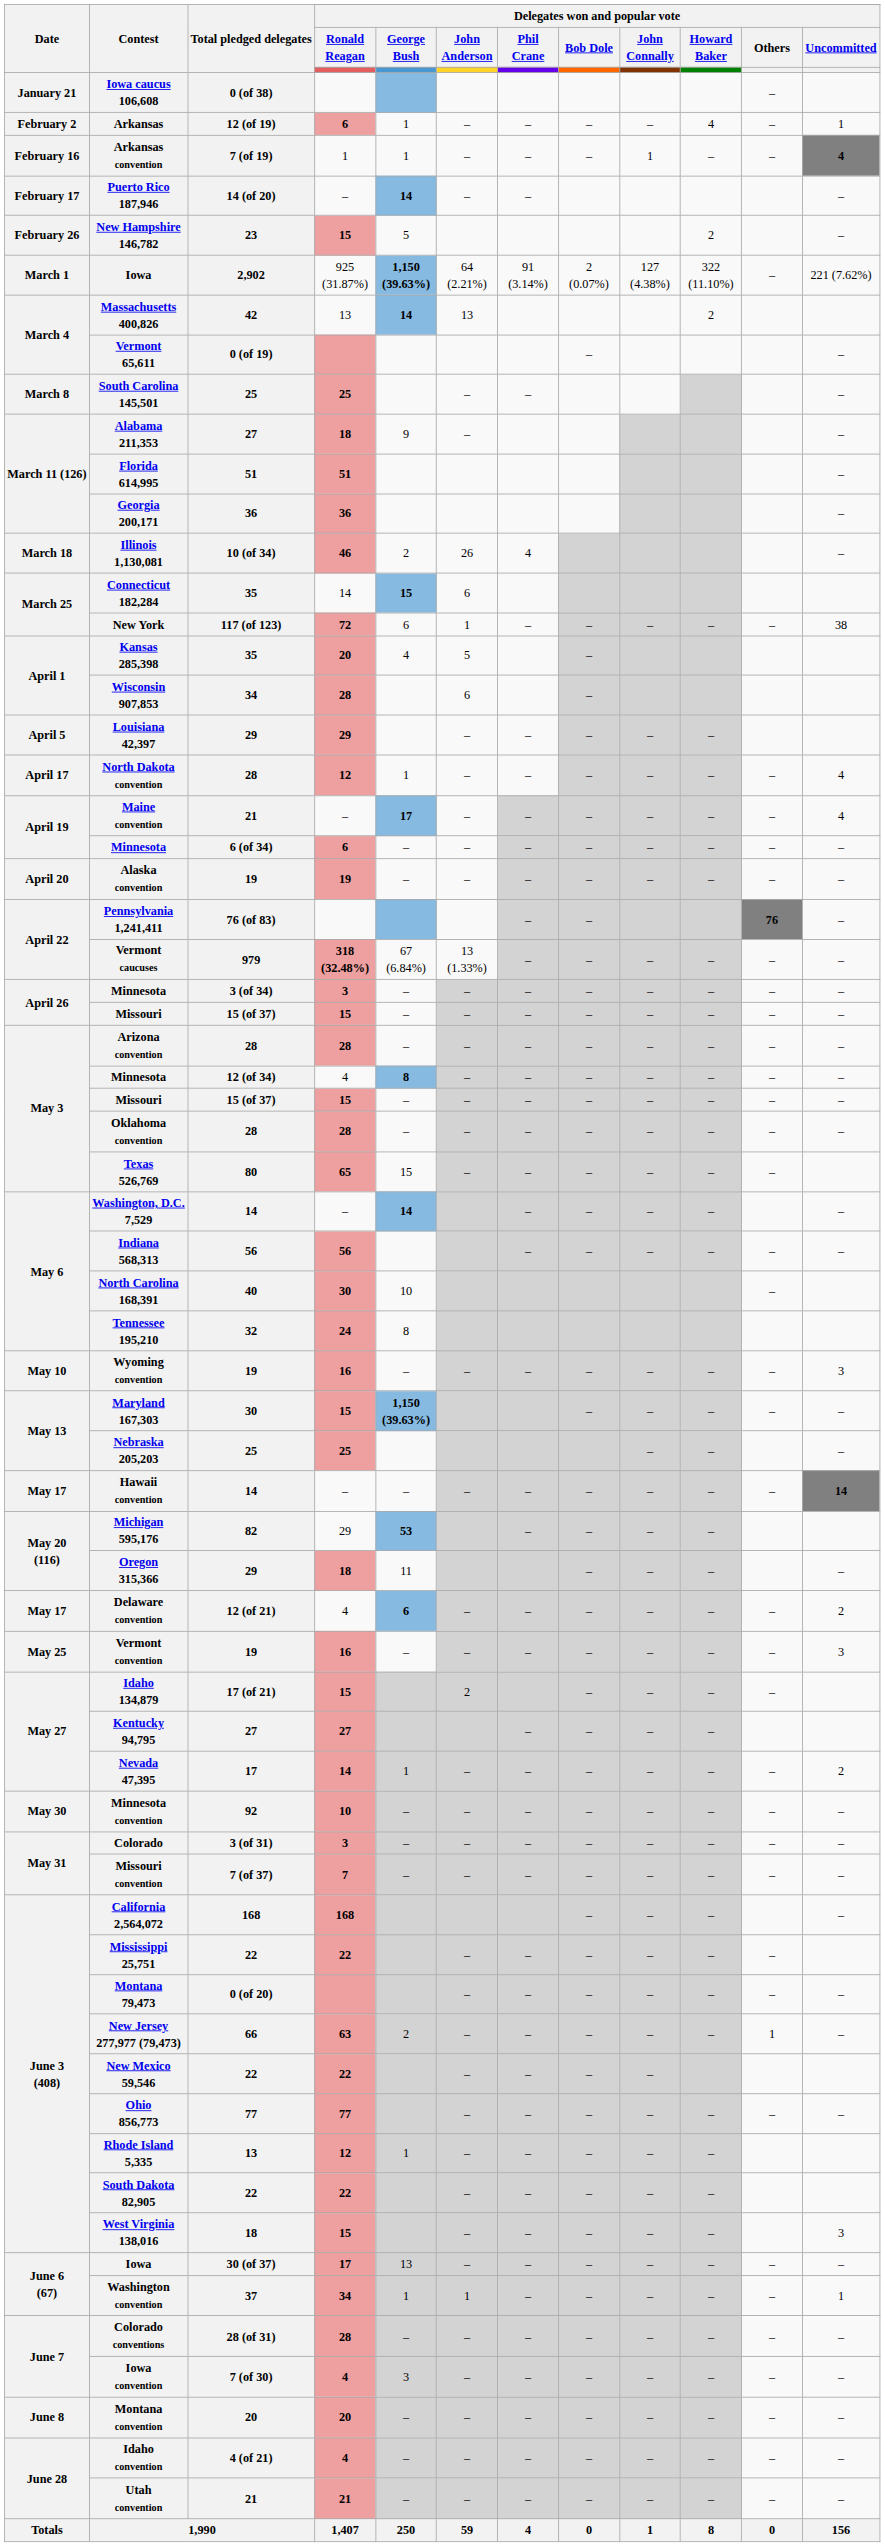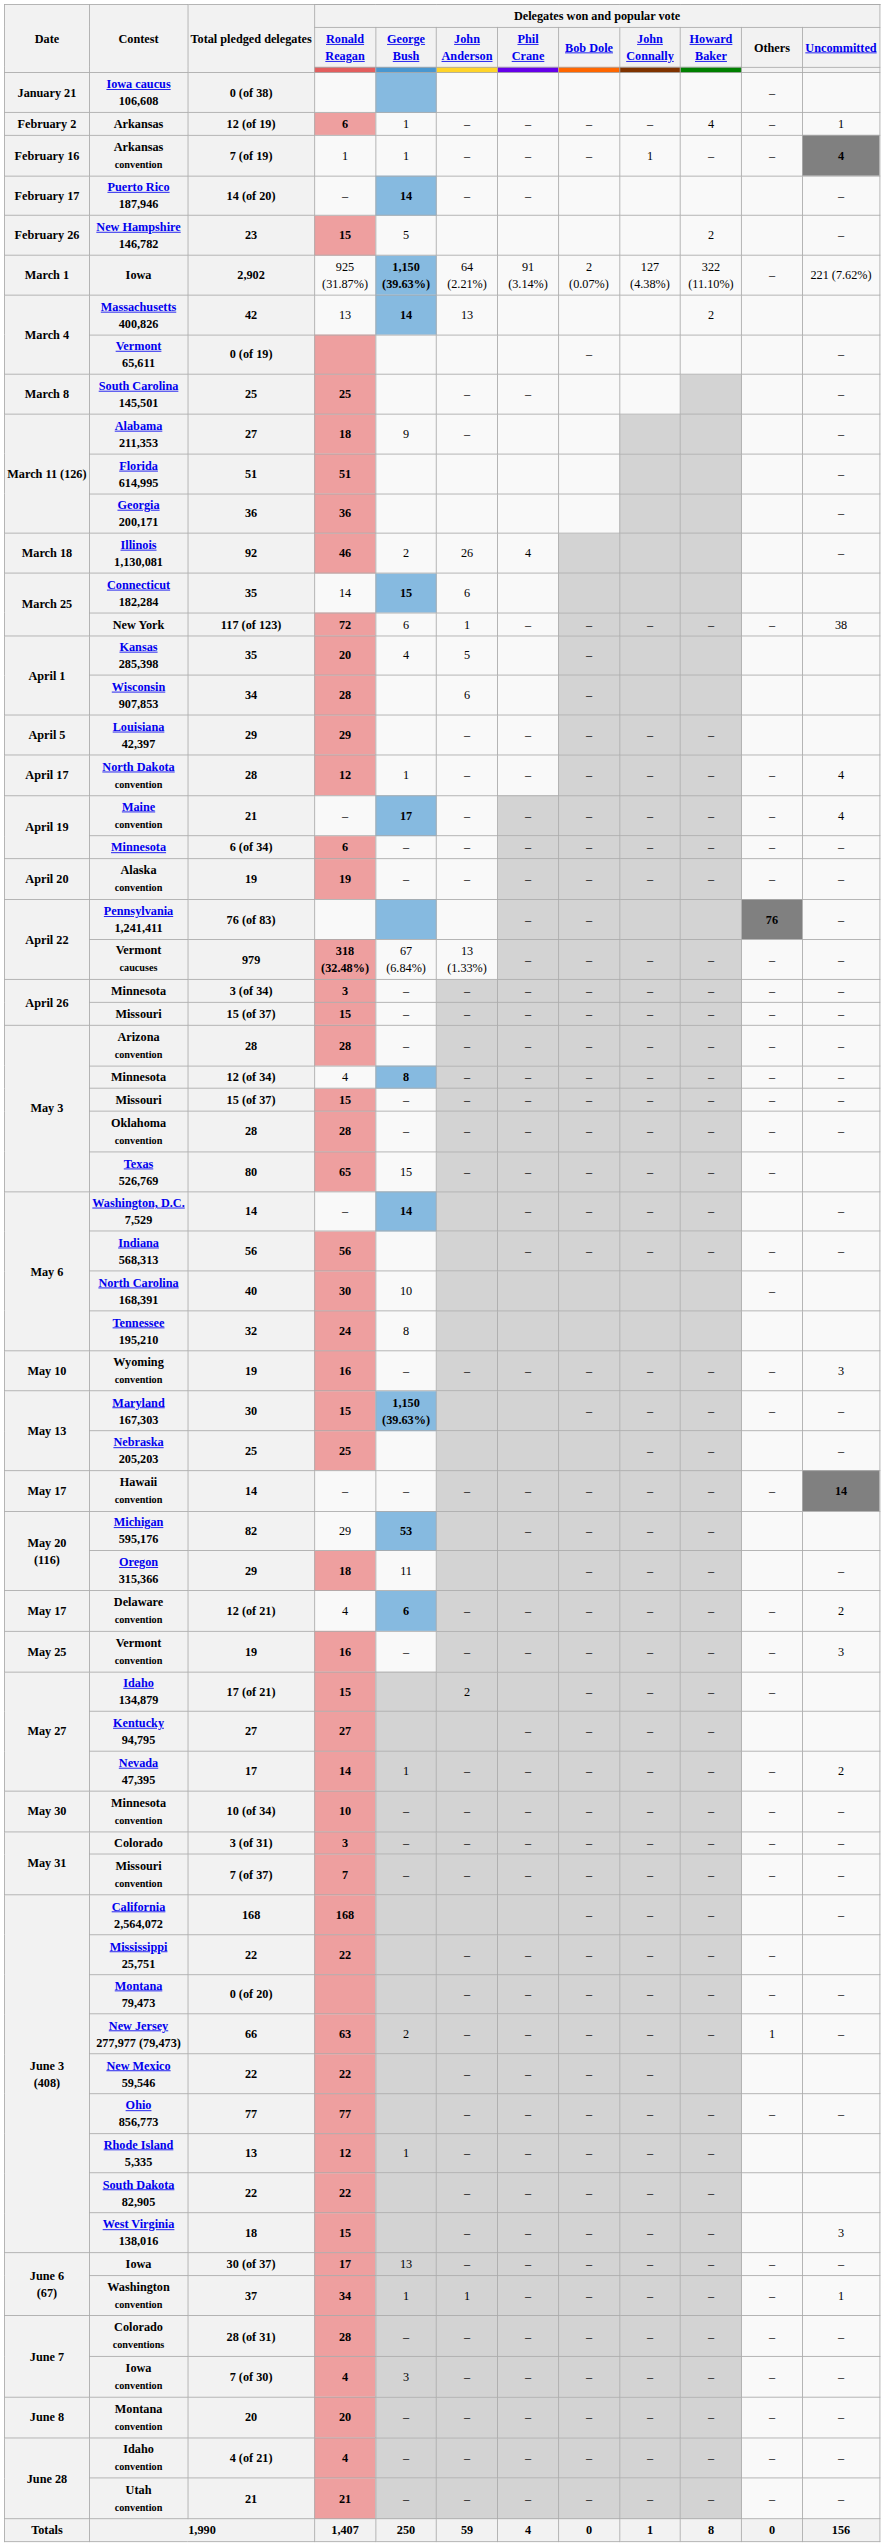(251, 554) 10 (of 34) -> (251, 554) 92
(251, 1812) 92 -> (251, 1812) 10 (of 34)
